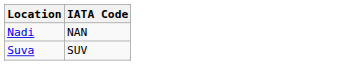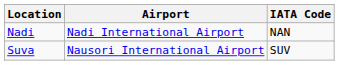+ column: (166, 14)
